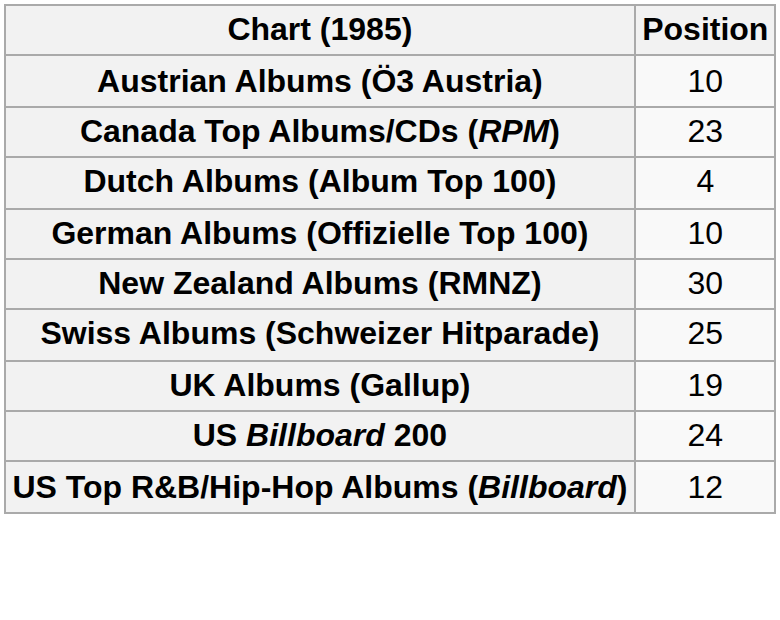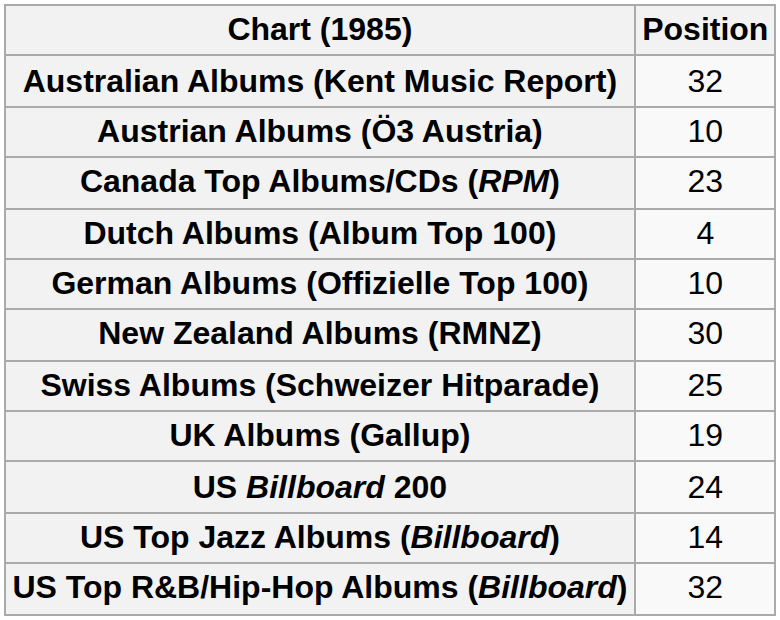+ row: (320, 80)
+ row: (320, 537)
(705, 486) 12 -> (705, 588) 32
